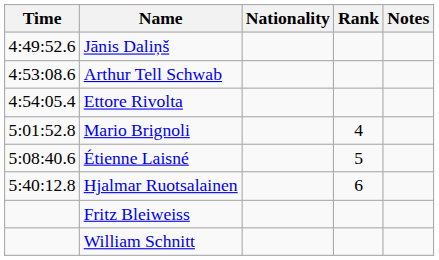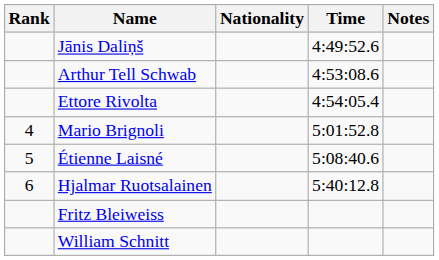columns swapped: (359, 18) <-> (42, 18)
